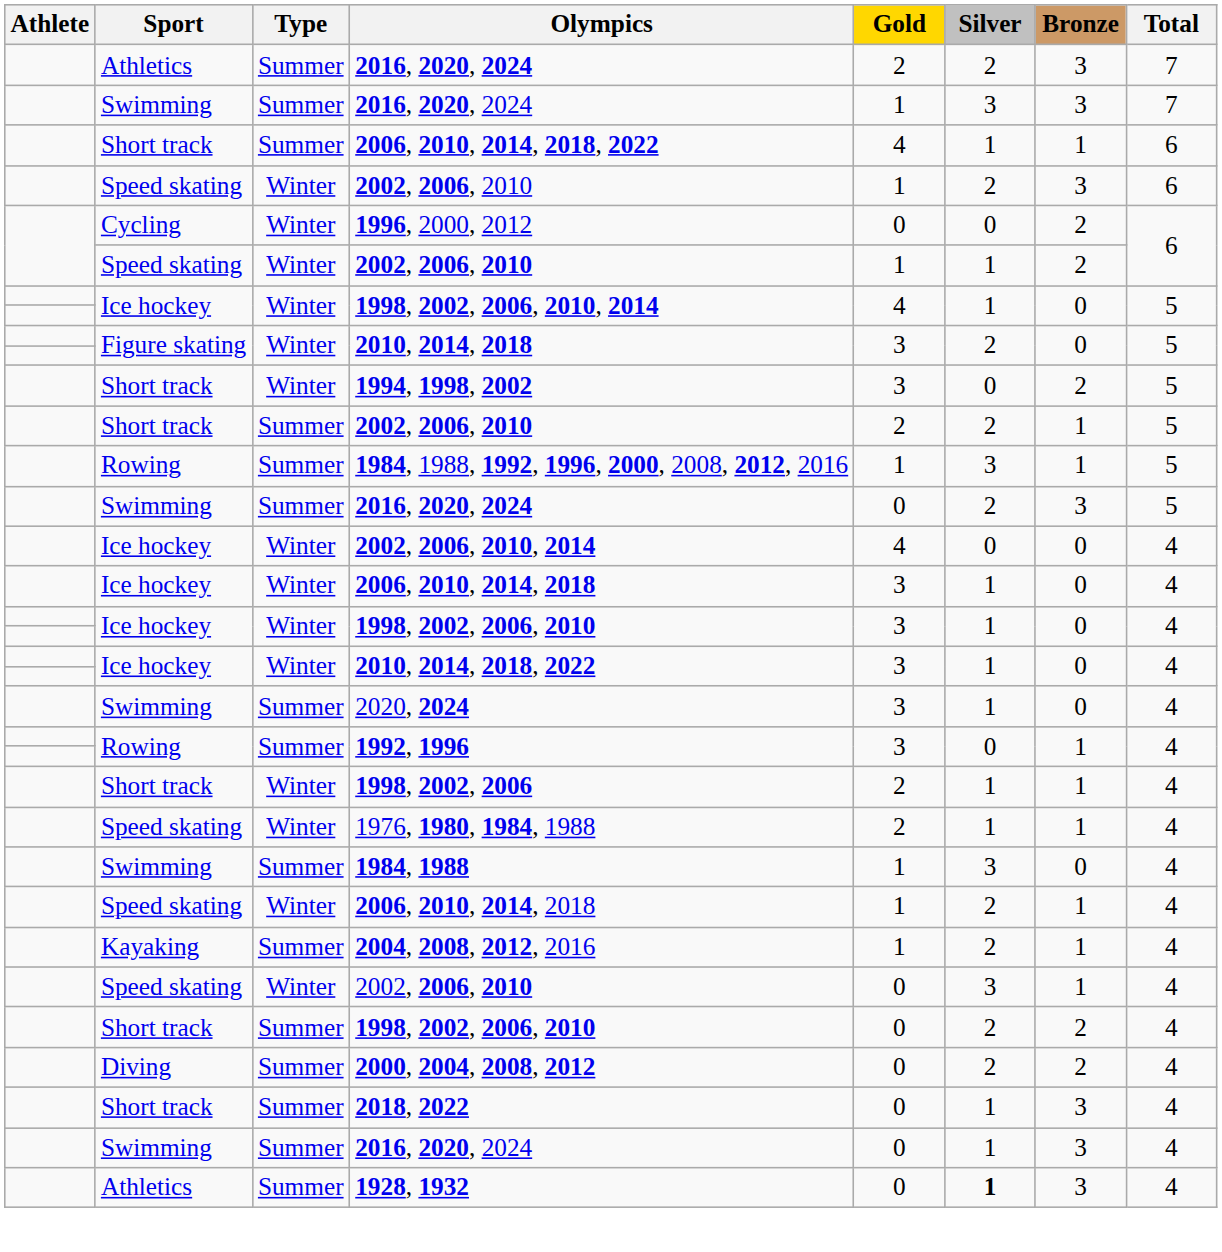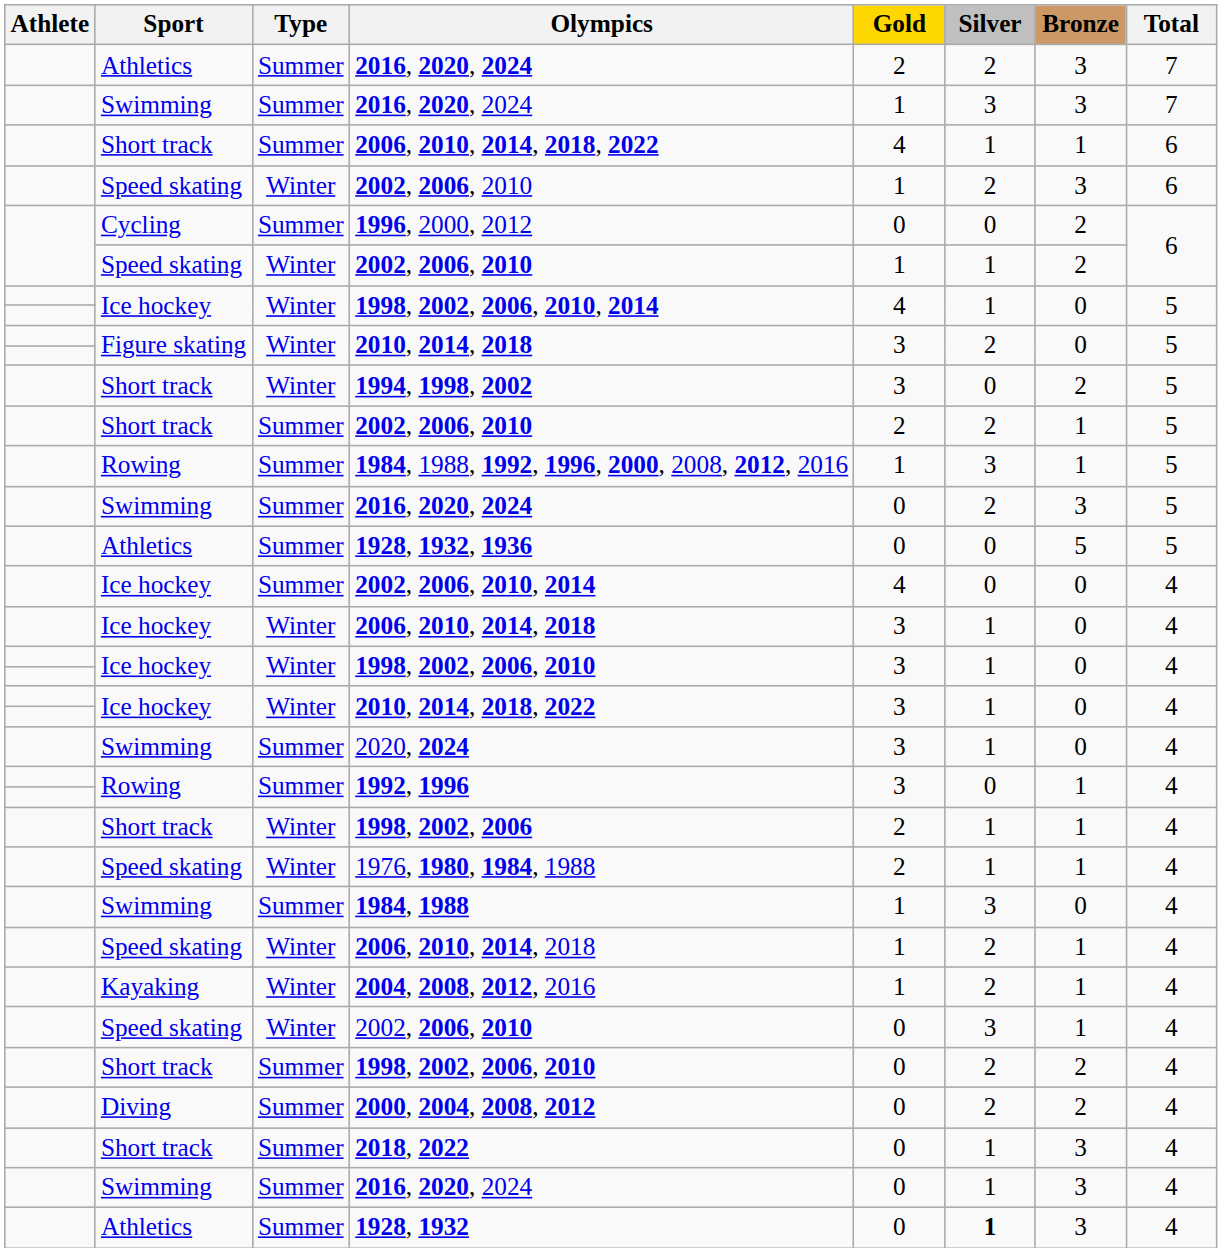(301, 225) Winter -> (301, 225) Summer
+ row: (147, 545)
(301, 545) Winter -> (301, 585) Summer
(301, 946) Summer -> (301, 986) Winter
